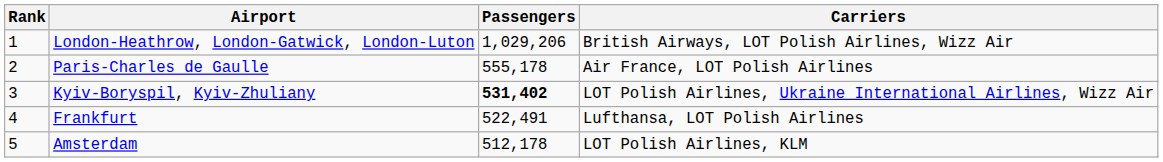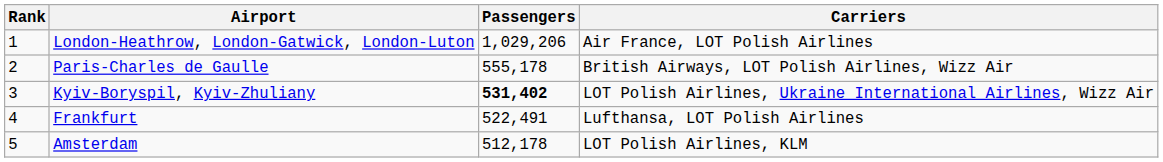(798, 43) British Airways, LOT Polish Airlines, Wizz Air -> (728, 43) Air France, LOT Polish Airlines
(728, 68) Air France, LOT Polish Airlines -> (798, 68) British Airways, LOT Polish Airlines, Wizz Air
